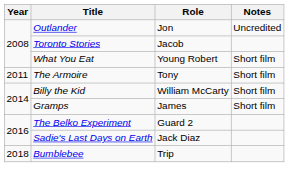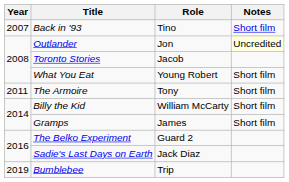+ row: (57, 28)
(257, 28) no background -> (257, 43) lightyellow background
(18, 153) 2018 -> (18, 169) 2019
